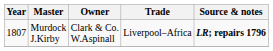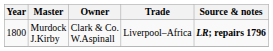(16, 33) 1807 -> (16, 33) 1800
